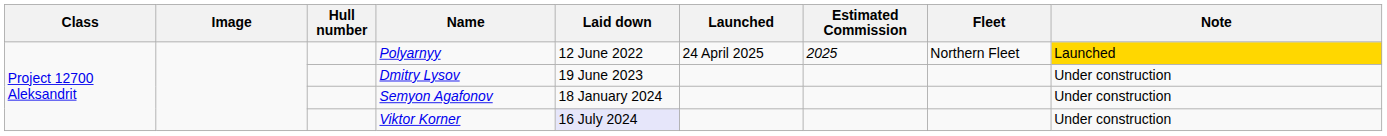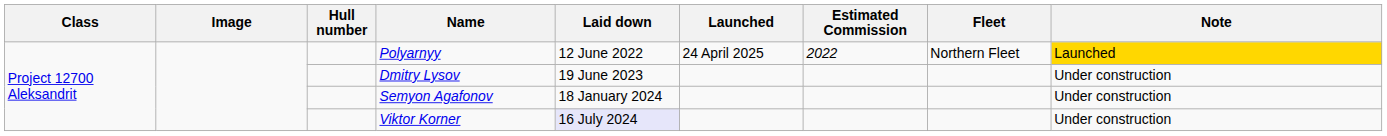(822, 53) 2025 -> (822, 53) 2022
